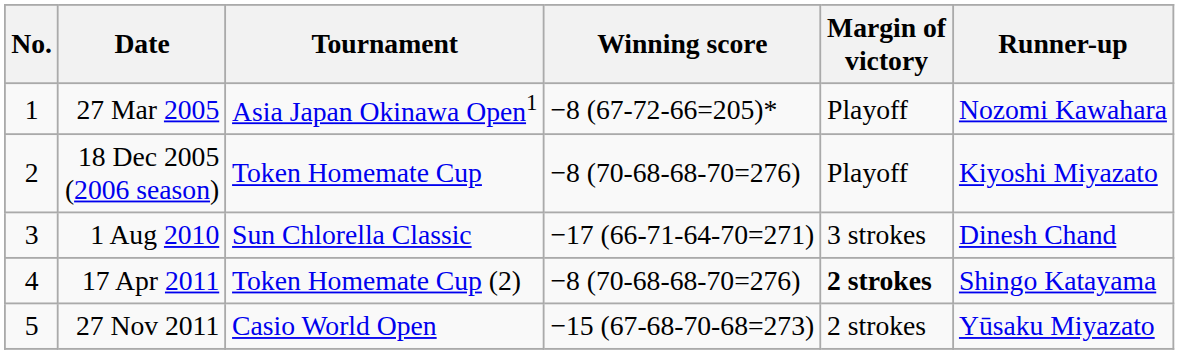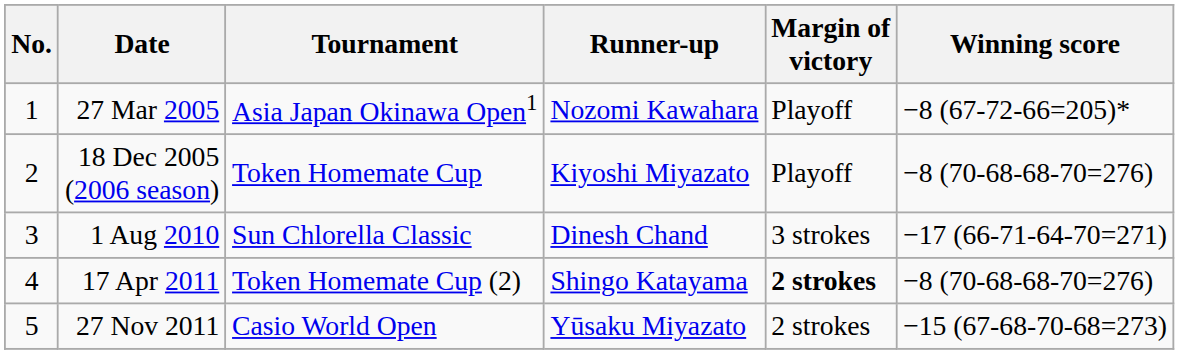columns swapped: (682, 43) <-> (1063, 43)
